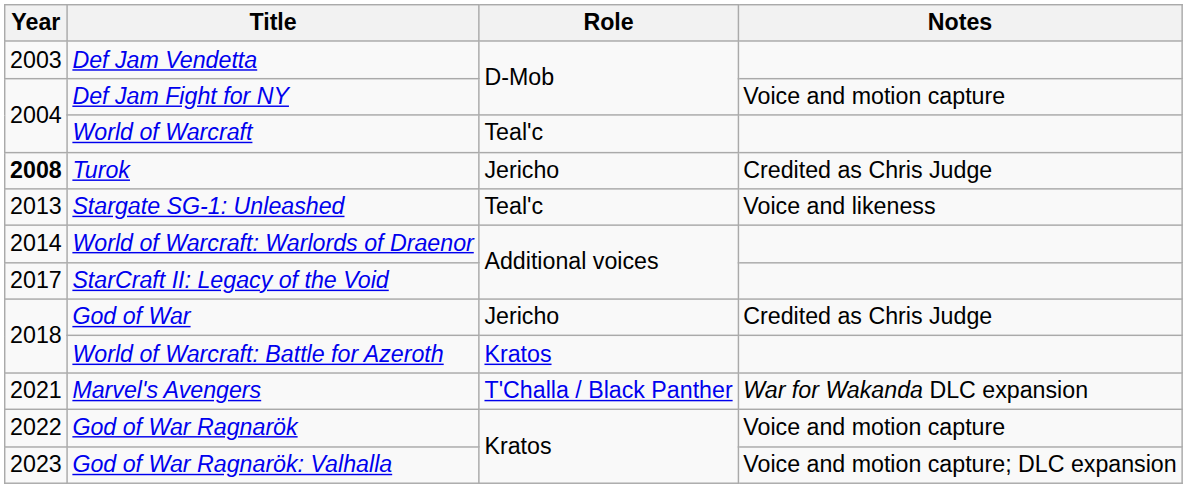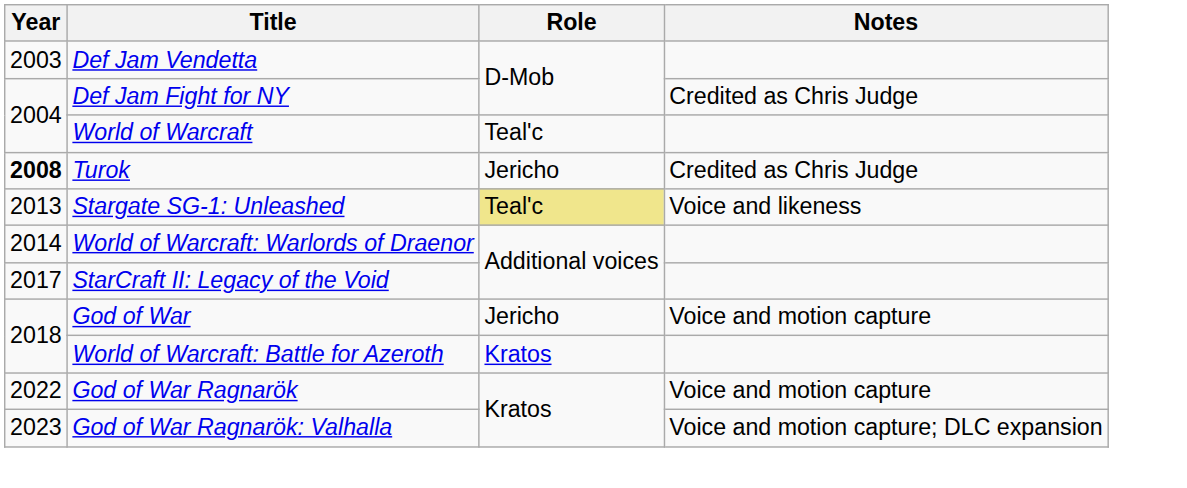(874, 96) Voice and motion capture -> (794, 96) Credited as Chris Judge
(514, 206) no background -> (514, 206) khaki background
(868, 317) Credited as Chris Judge -> (800, 317) Voice and motion capture
- row: (167, 390)
